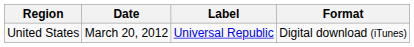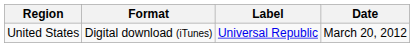columns swapped: (126, 14) <-> (343, 14)
